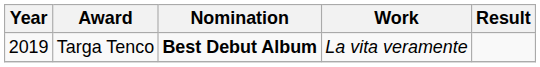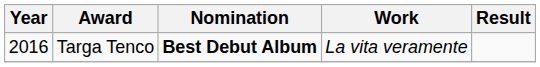(29, 47) 2019 -> (29, 47) 2016
